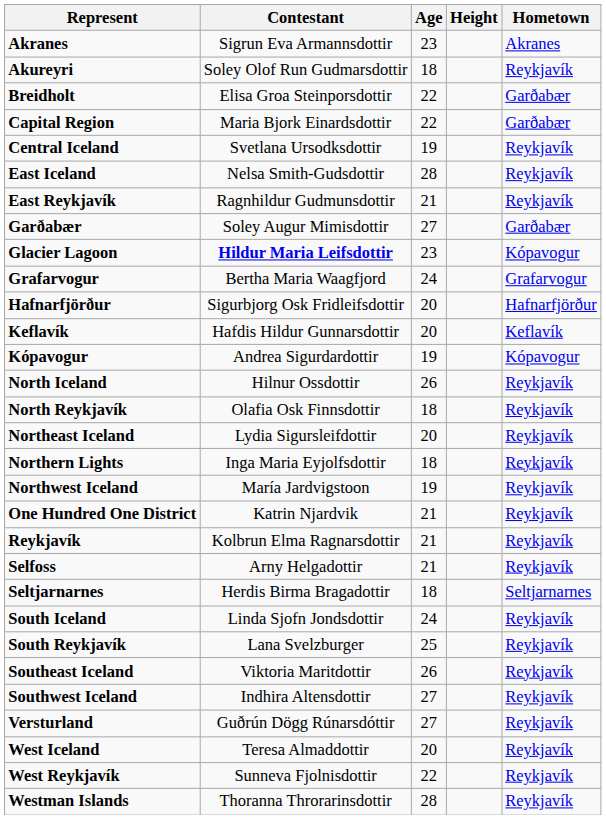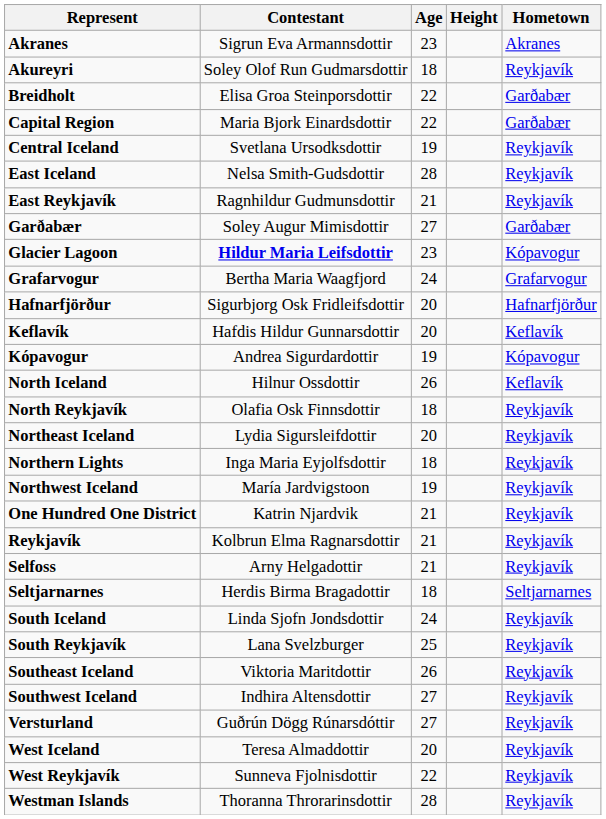(539, 383) Reykjavík -> (534, 383) Keflavík
